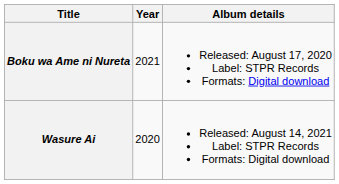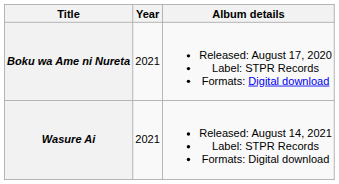(148, 140) 2020 -> (148, 140) 2021
